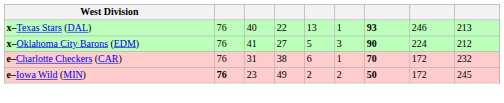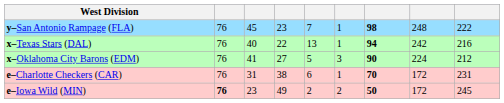+ row: (70, 28)
(372, 28) 93 -> (372, 43) 94
(419, 28) 246 -> (419, 43) 242
(464, 28) 213 -> (464, 43) 216
(464, 59) 232 -> (464, 75) 231
